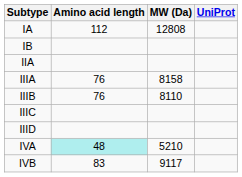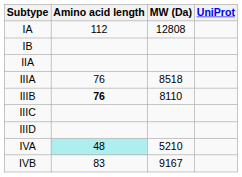(171, 79) 8158 -> (171, 79) 8518
(99, 96) normal -> (99, 96) bold
(171, 163) 9117 -> (171, 163) 9167
